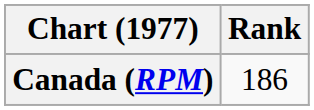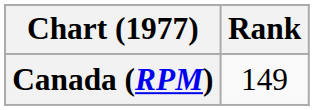(265, 79) 186 -> (265, 79) 149
